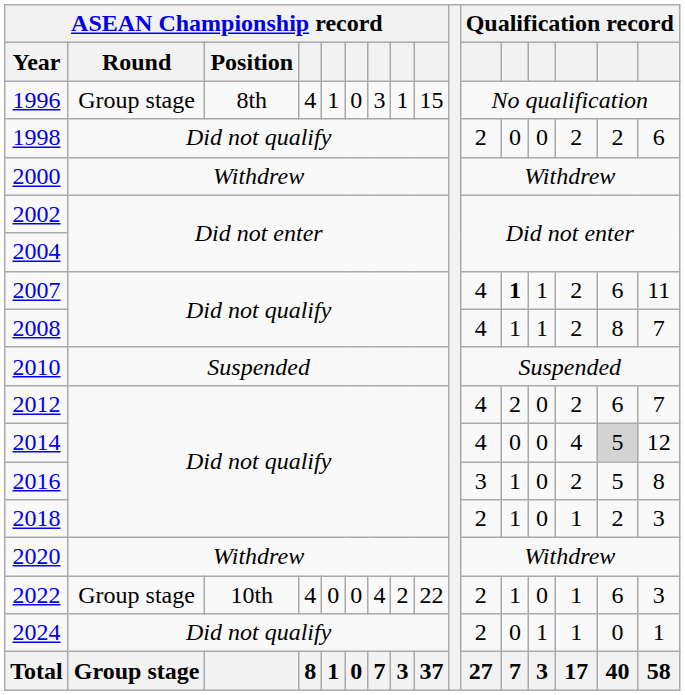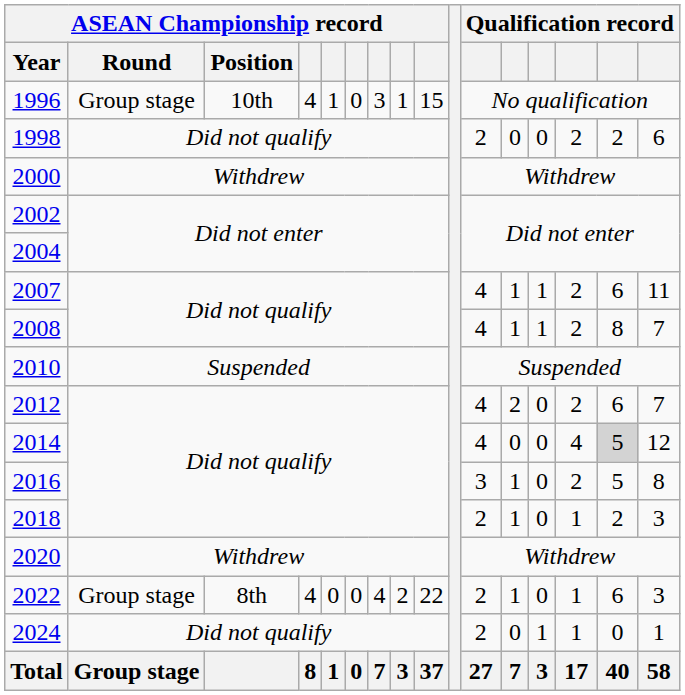(252, 99) 8th -> (252, 99) 10th
(515, 289) bold -> (515, 289) normal
(252, 594) 10th -> (252, 594) 8th
